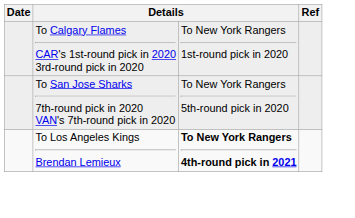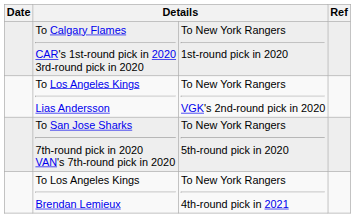+ row: (106, 96)
(239, 150) bold -> (253, 192) normal
